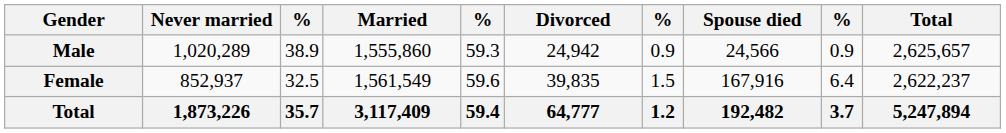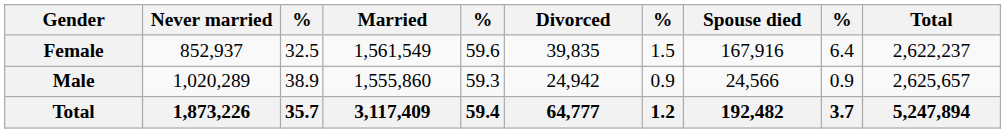rows swapped: (74, 50) <-> (74, 81)
